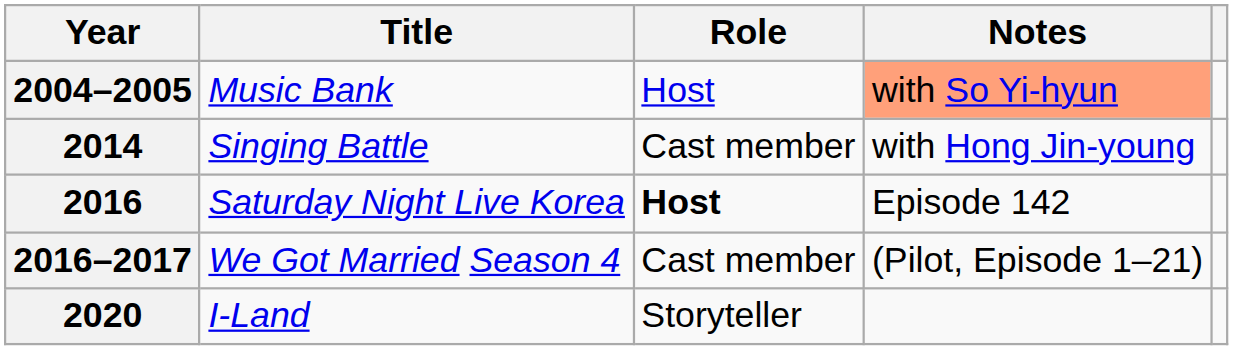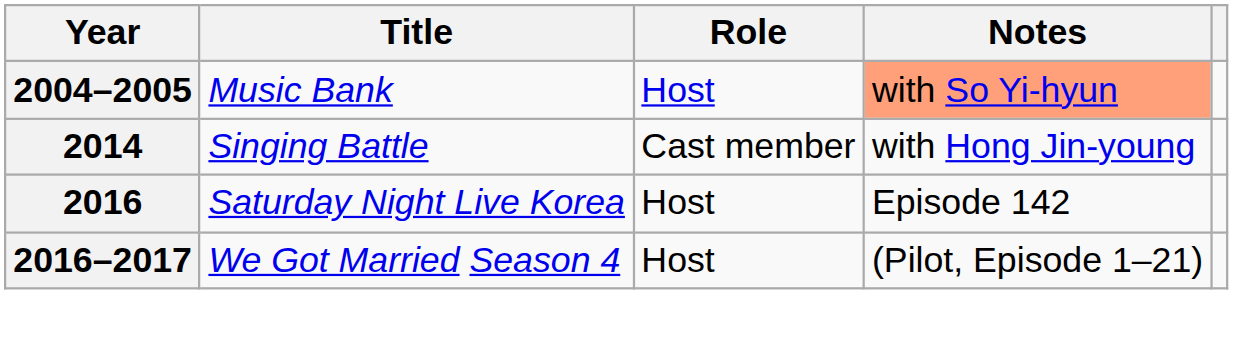(681, 202) bold -> (678, 202) normal
(748, 259) Cast member -> (678, 259) Host
- row: (103, 315)
